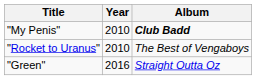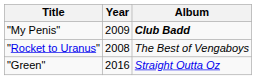(117, 30) 2010 -> (117, 30) 2009
(117, 48) 2010 -> (117, 48) 2008
